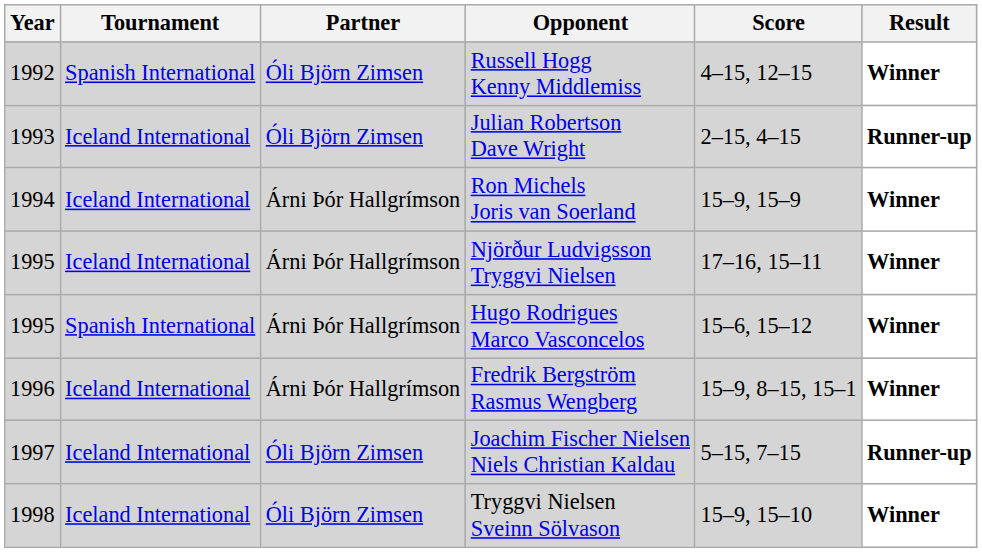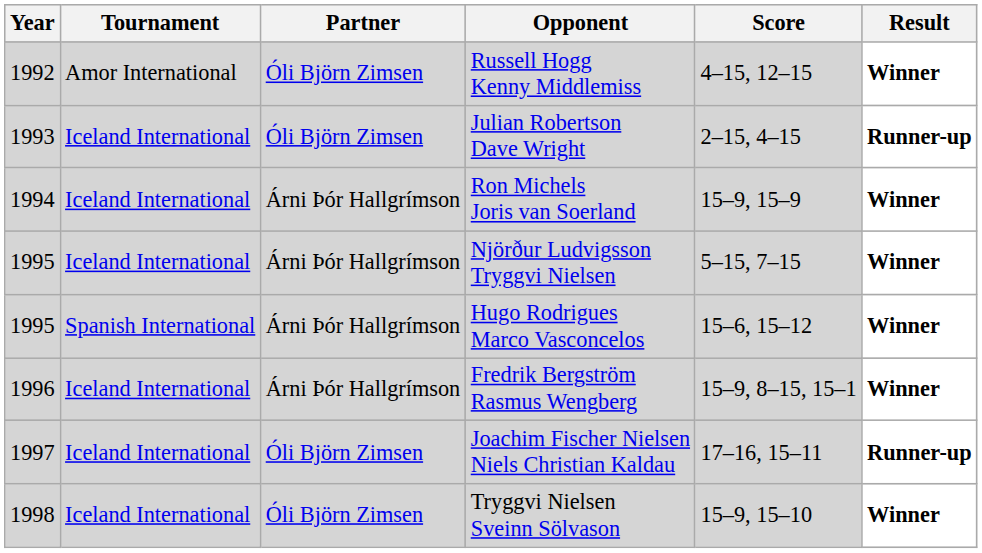(160, 73) Spanish International -> (151, 73) Amor International
(761, 262) 17–16, 15–11 -> (751, 262) 5–15, 7–15
(751, 452) 5–15, 7–15 -> (761, 452) 17–16, 15–11
